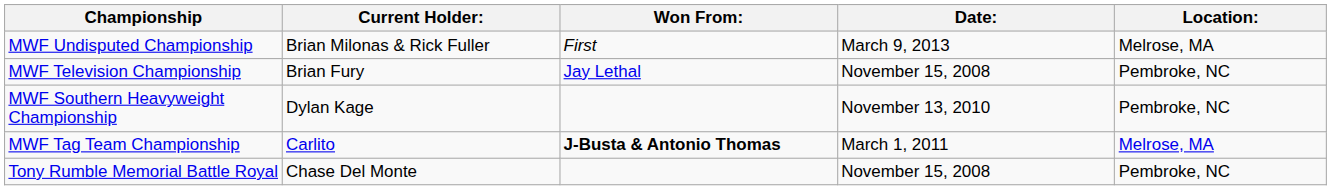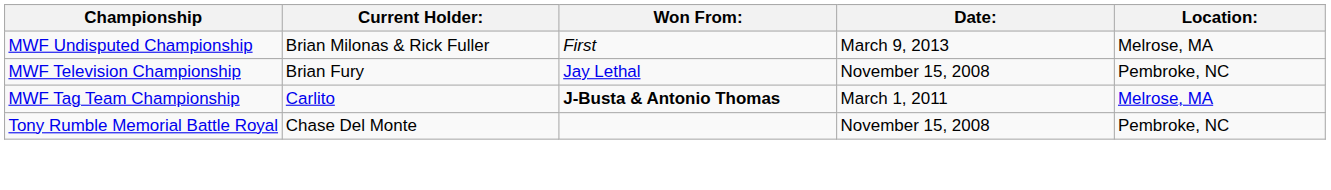- row: (116, 108)
